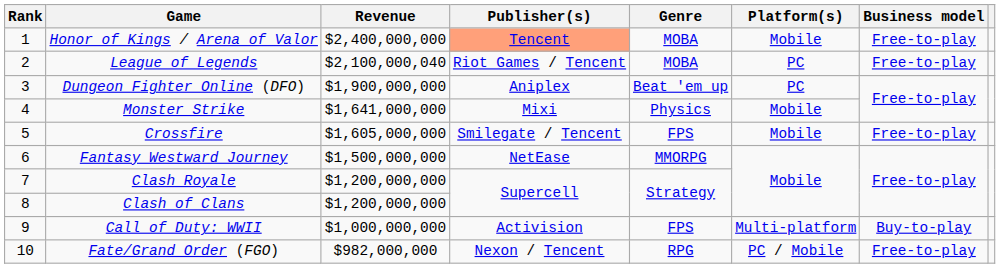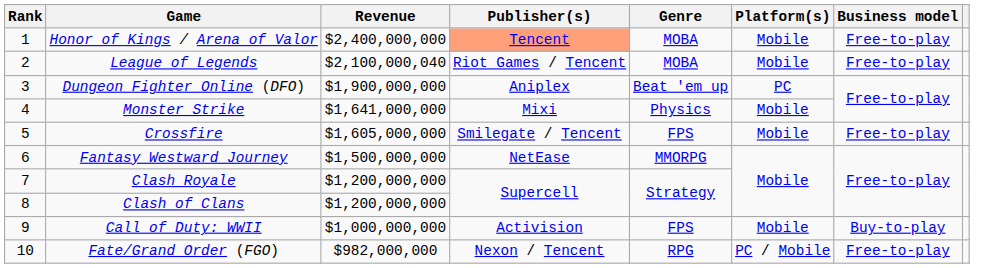(796, 63) PC -> (783, 63) Mobile
(796, 228) Multi-platform -> (783, 228) Mobile
